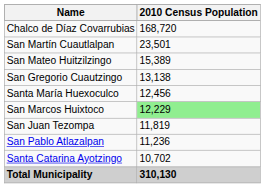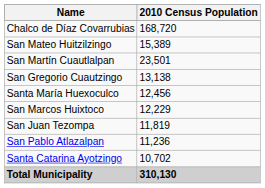rows swapped: (60, 45) <-> (59, 61)
(155, 110) lightgreen background -> (155, 110) no background
